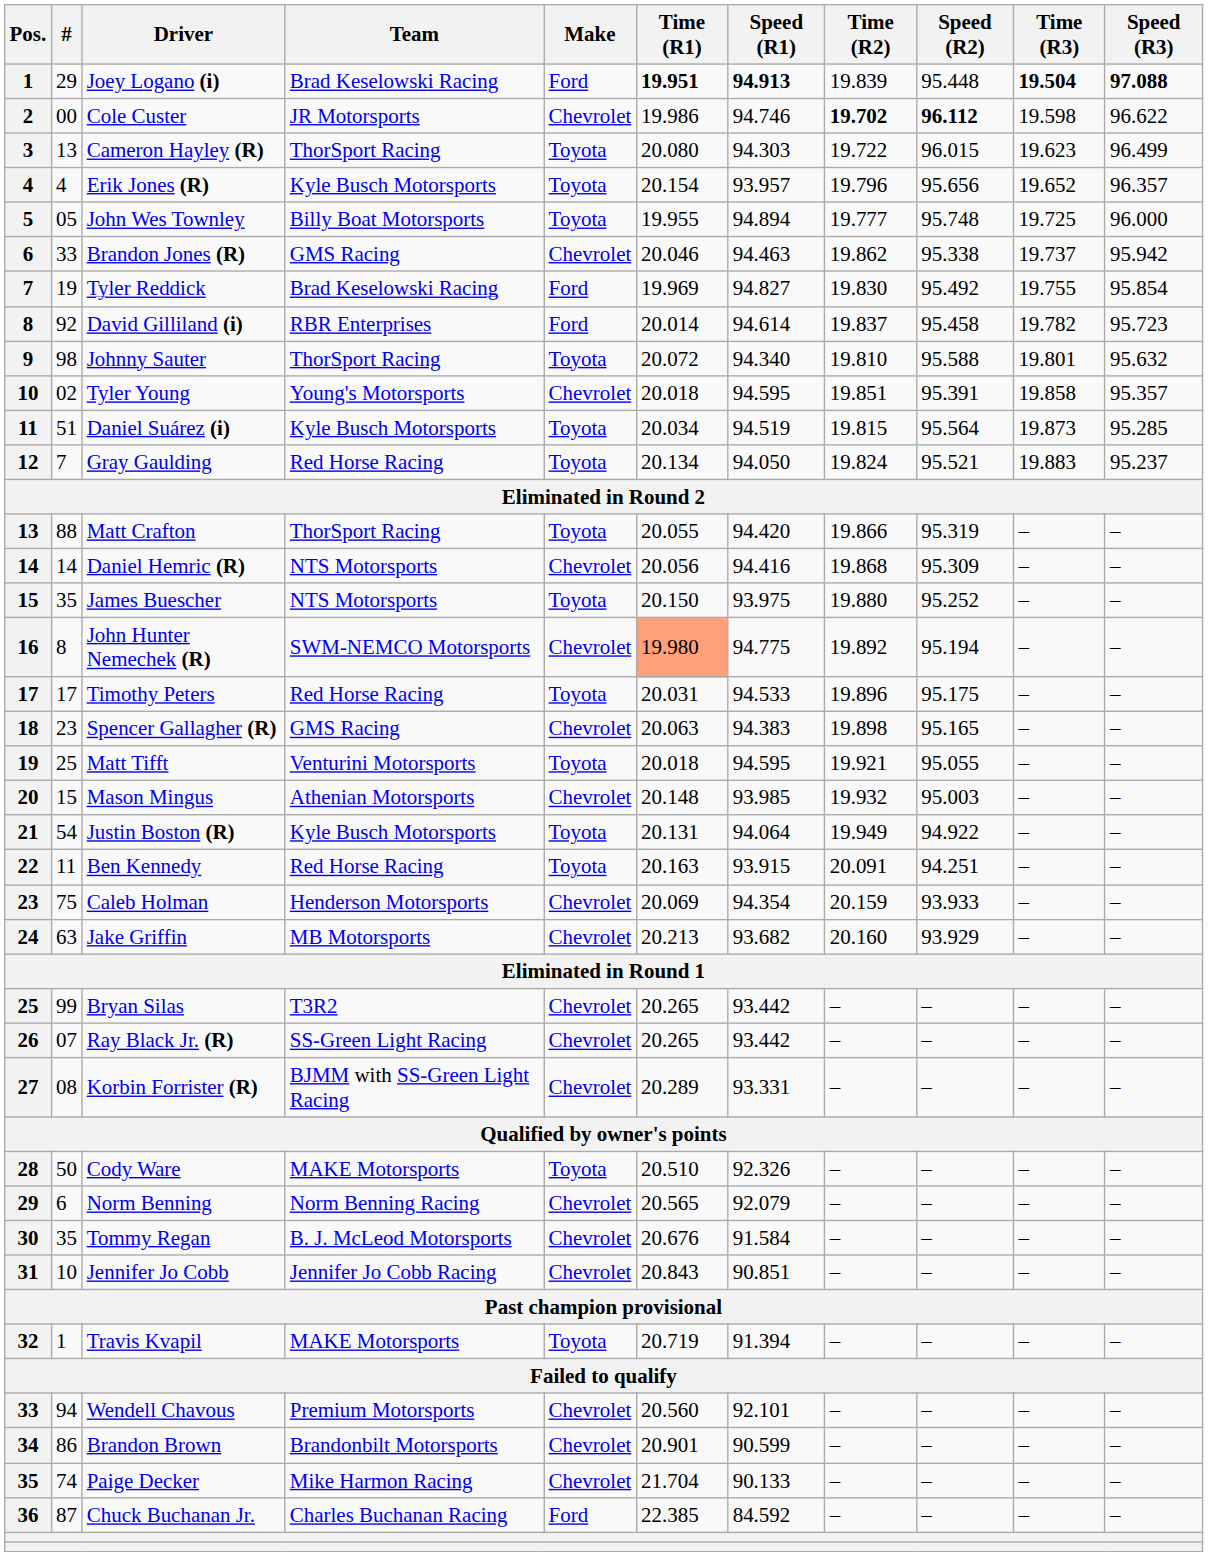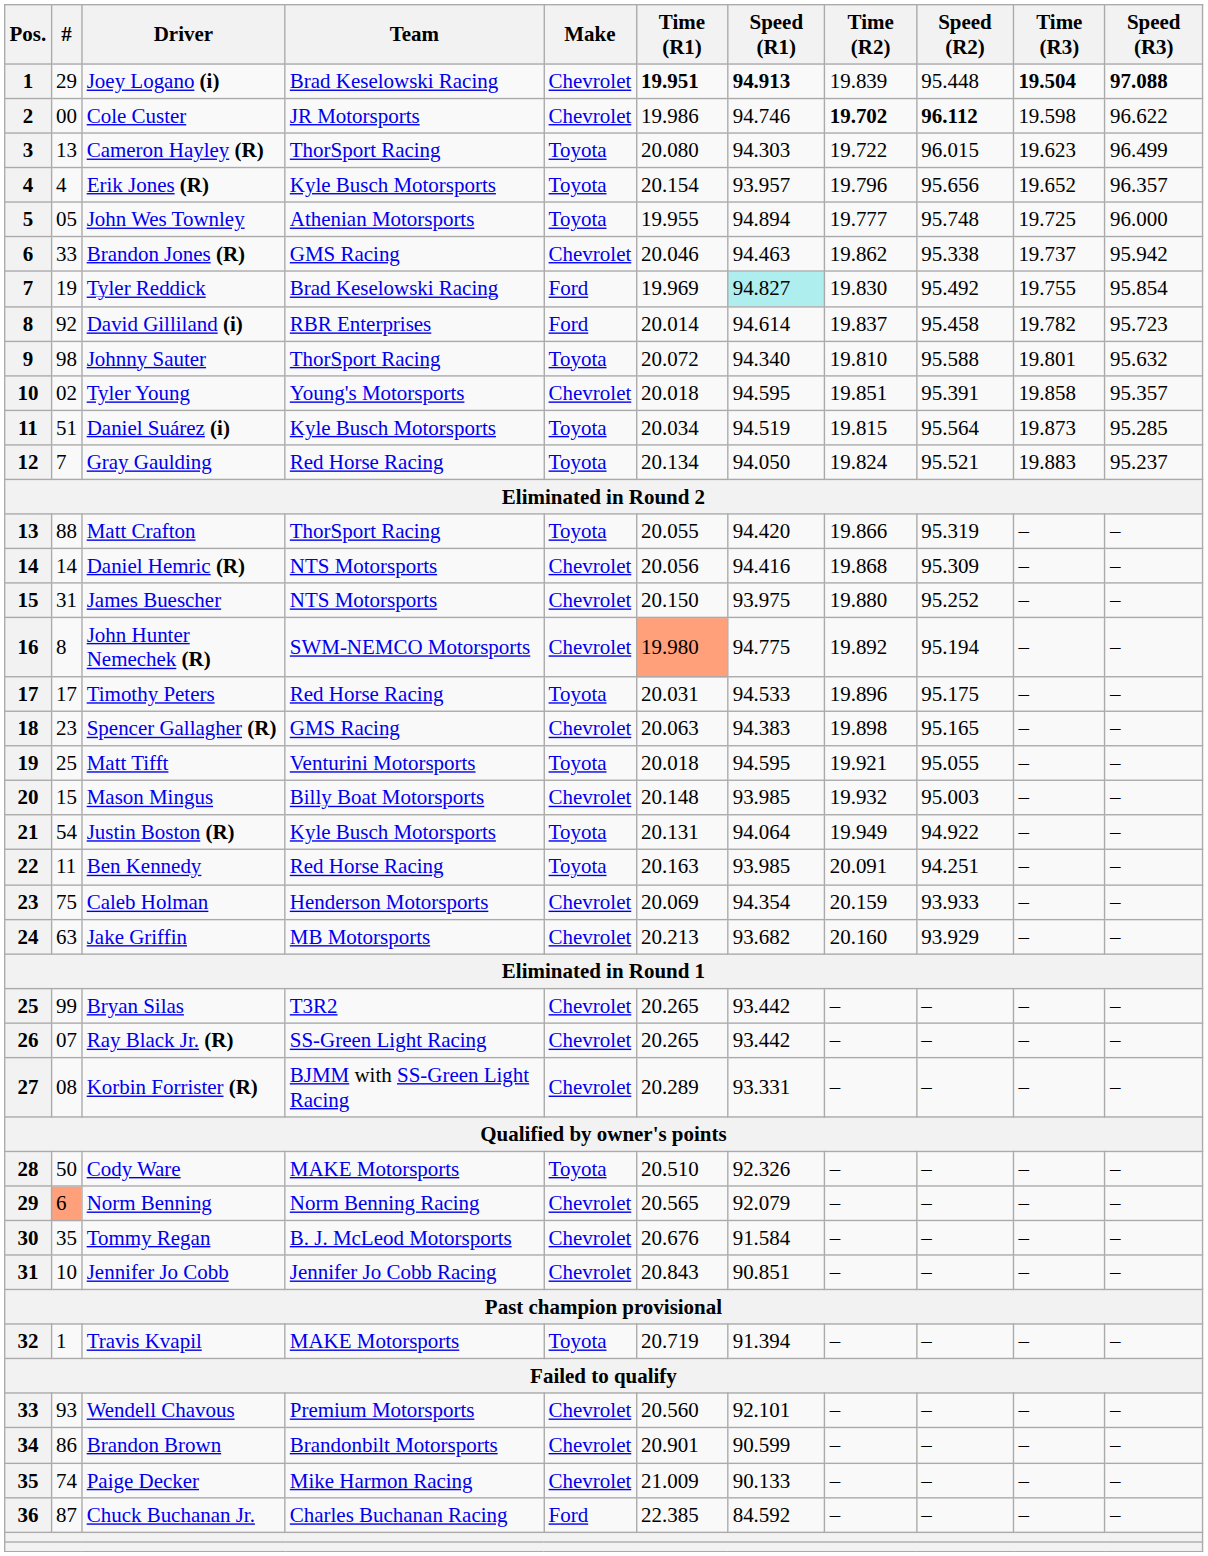(568, 81) Ford -> (590, 81) Chevrolet
(387, 219) Billy Boat Motorsports -> (382, 219) Athenian Motorsports
(761, 288) no background -> (761, 288) paleturquoise background
(66, 600) 35 -> (66, 600) 31
(578, 600) Toyota -> (590, 600) Chevrolet
(382, 797) Athenian Motorsports -> (387, 797) Billy Boat Motorsports
(761, 867) 93.915 -> (761, 867) 93.985
(61, 1203) no background -> (61, 1203) lightsalmon background
(66, 1410) 94 -> (66, 1410) 93
(670, 1479) 21.704 -> (670, 1479) 21.009
